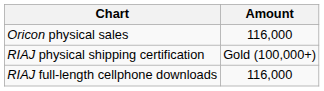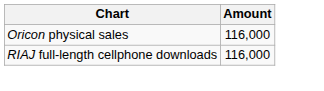- row: (106, 55)
